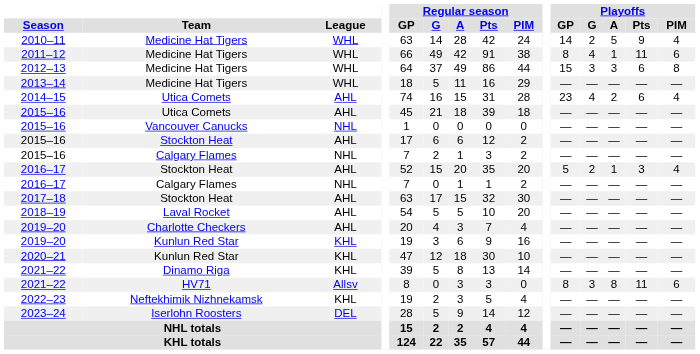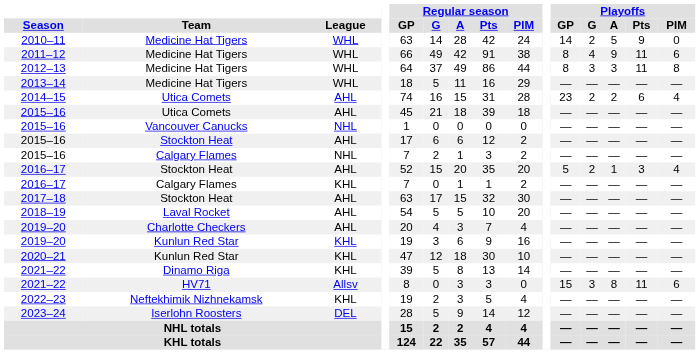(677, 40) 4 -> (677, 40) 0
(614, 54) 1 -> (614, 54) 9
(566, 68) 15 -> (566, 68) 8
(641, 68) 6 -> (641, 68) 11
(592, 97) 4 -> (592, 97) 2
(345, 184) NHL -> (345, 184) KHL
(566, 284) 8 -> (566, 284) 15
